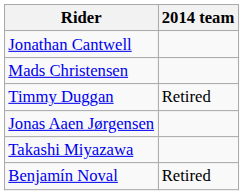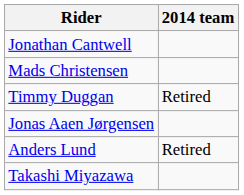+ row: (52, 149)
- row: (63, 176)
